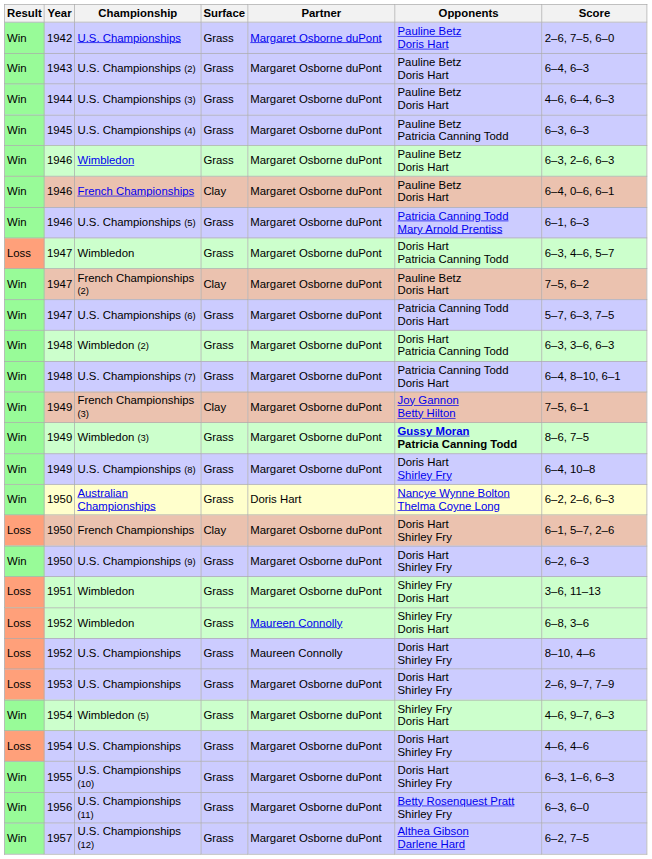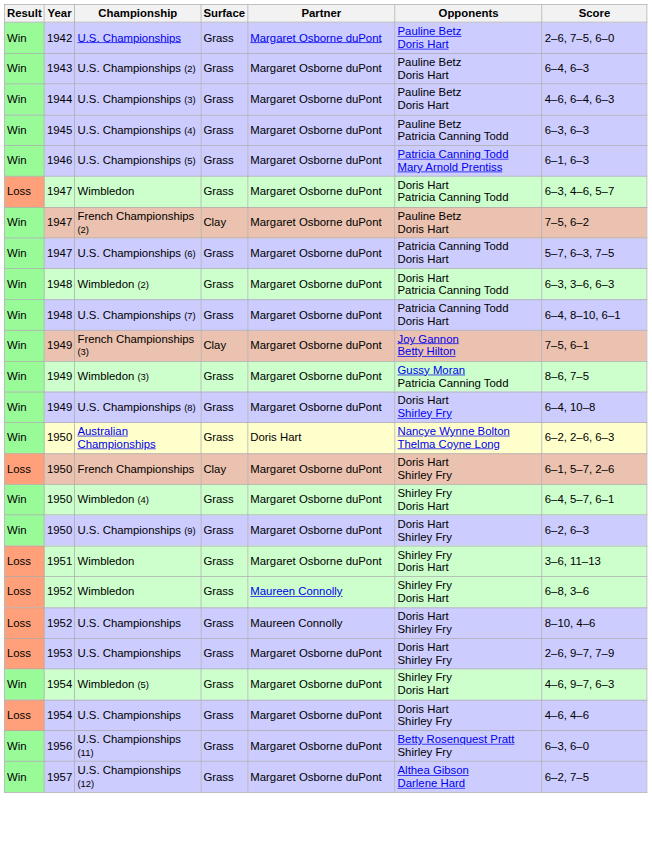- row: (60, 161)
- row: (60, 191)
(457, 438) bold -> (453, 376) normal
+ row: (60, 499)
- row: (60, 777)
